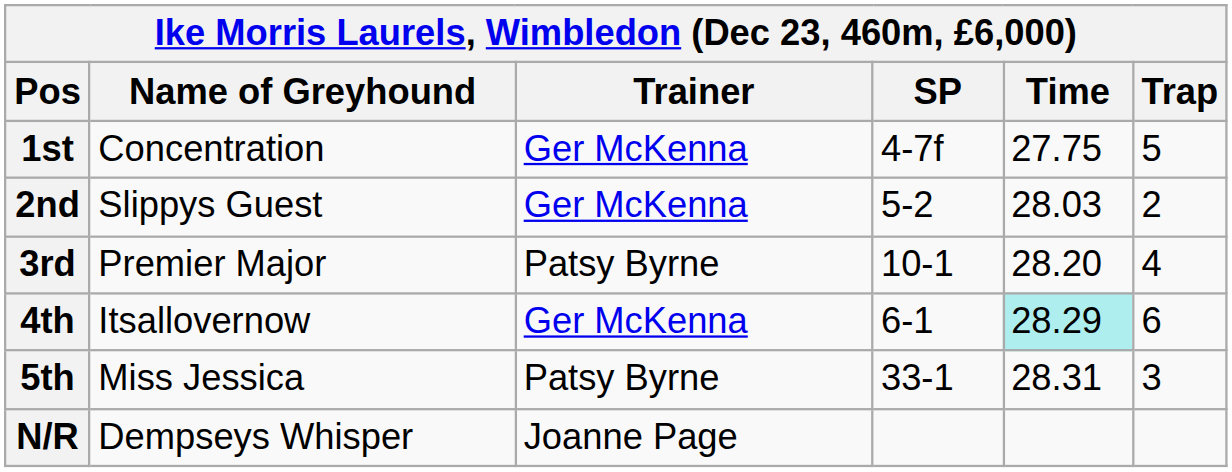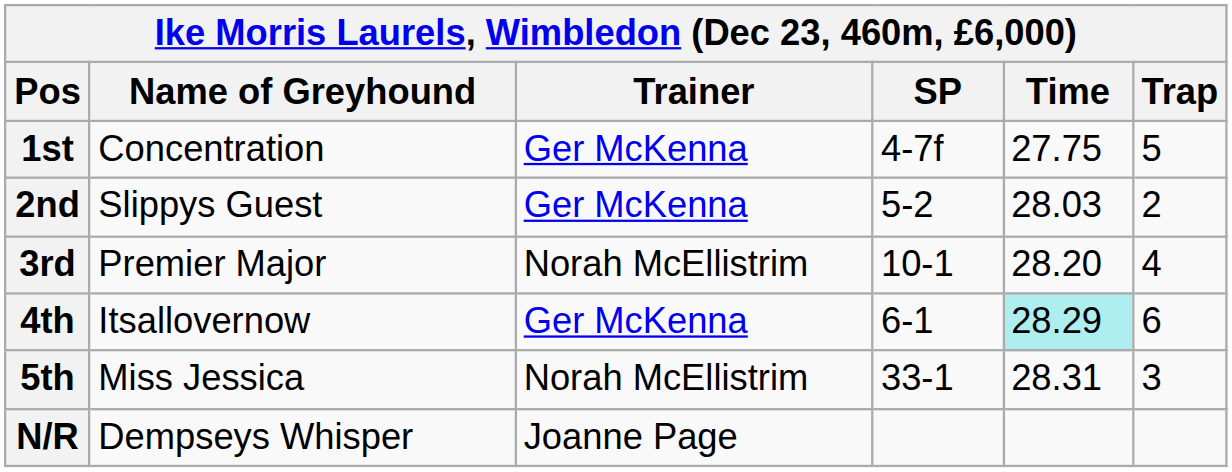(622, 263) Patsy Byrne -> (666, 263) Norah McEllistrim
(622, 378) Patsy Byrne -> (666, 378) Norah McEllistrim
